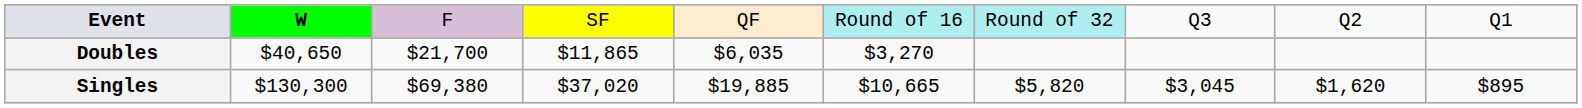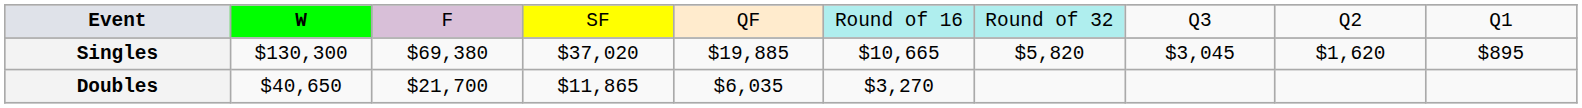rows swapped: (117, 86) <-> (117, 53)
